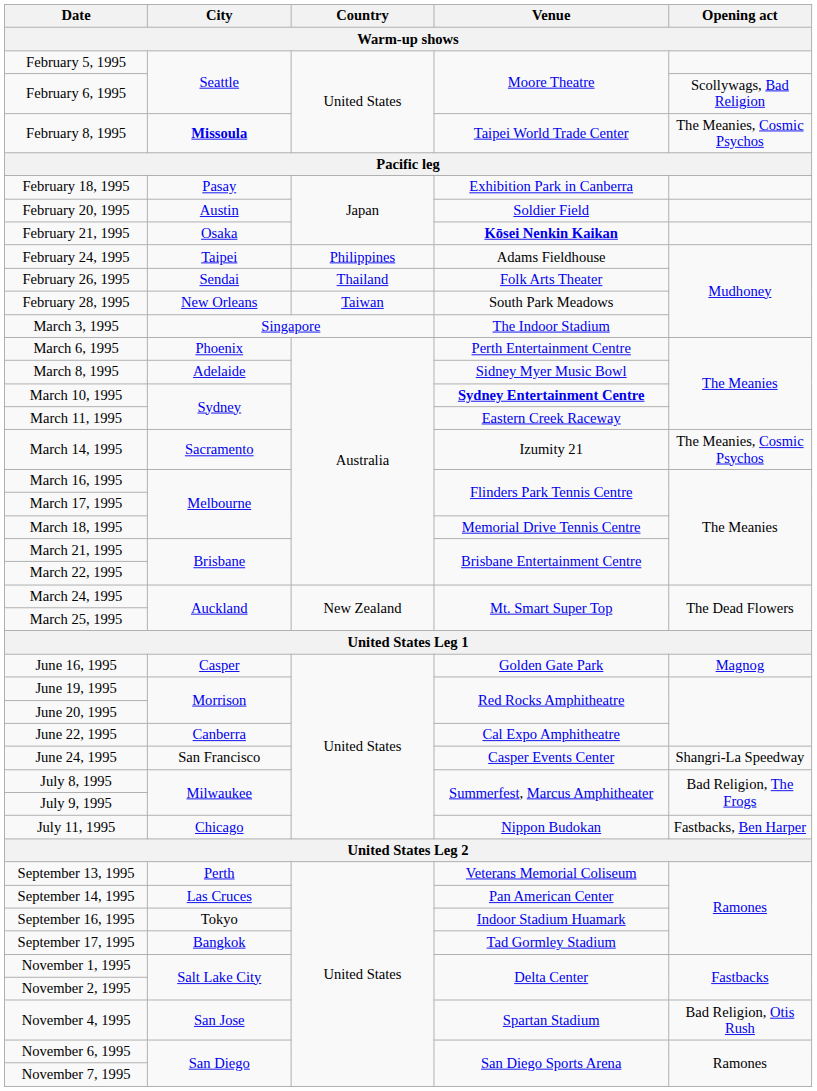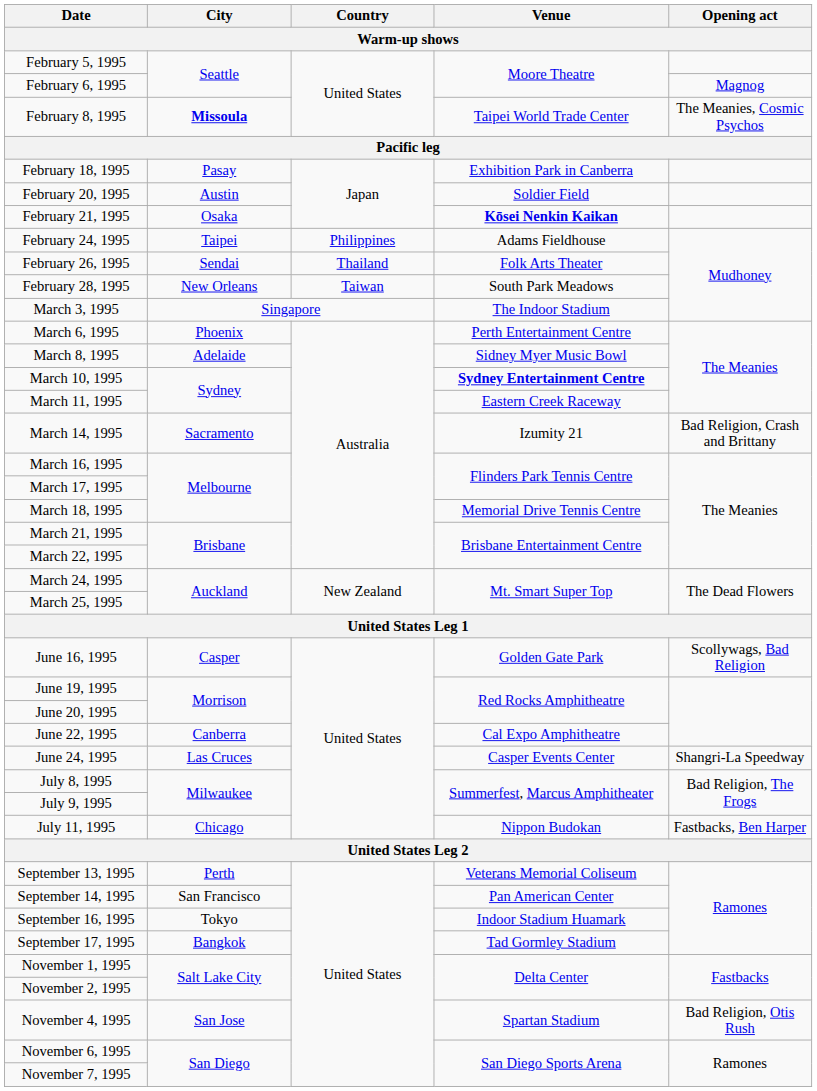(740, 93) Scollywags, Bad Religion -> (740, 85) Magnog
(740, 449) The Meanies, Cosmic Psychos -> (740, 433) Bad Religion, Crash and Brittany
(740, 665) Magnog -> (740, 657) Scollywags, Bad Religion
(219, 757) San Francisco -> (219, 757) Las Cruces
(219, 896) Las Cruces -> (219, 896) San Francisco
